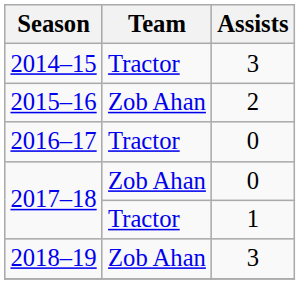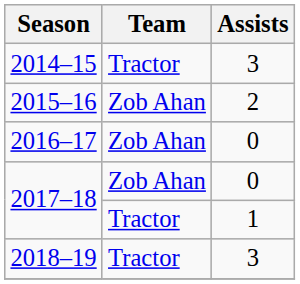(144, 141) Tractor -> (157, 141) Zob Ahan
(157, 258) Zob Ahan -> (144, 258) Tractor
